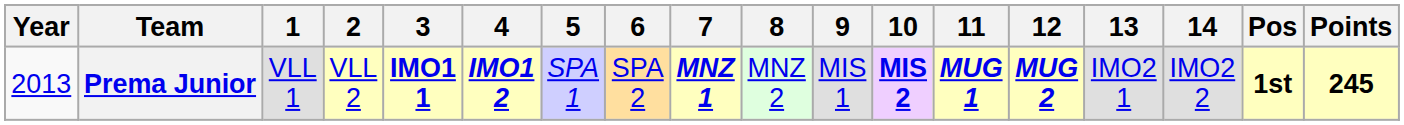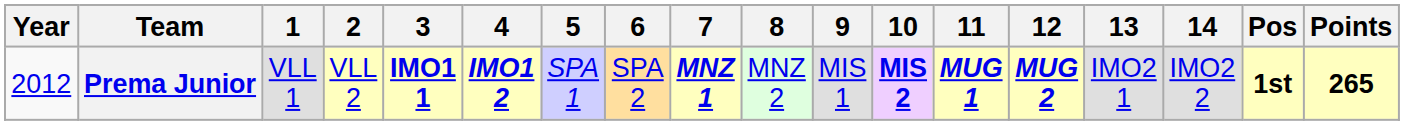(41, 83) 2013 -> (41, 83) 2012
(1351, 83) 245 -> (1351, 83) 265
